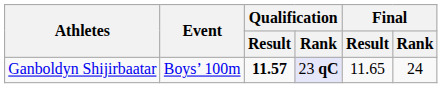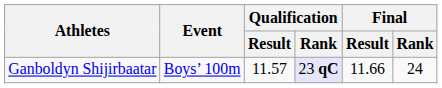(269, 70) bold -> (269, 70) normal
(367, 70) 11.65 -> (367, 70) 11.66
